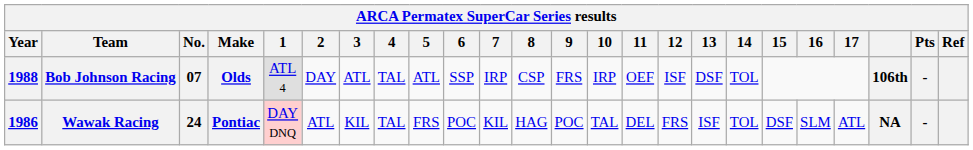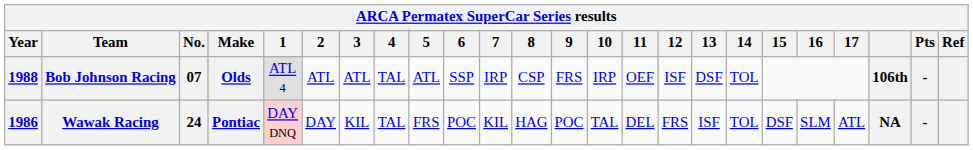(321, 78) DAY -> (321, 78) ATL
(321, 122) ATL -> (321, 122) DAY
